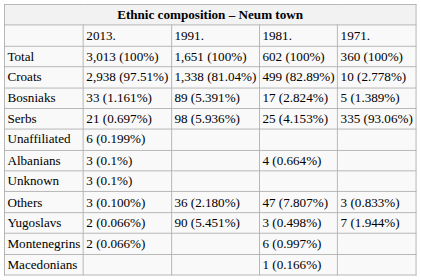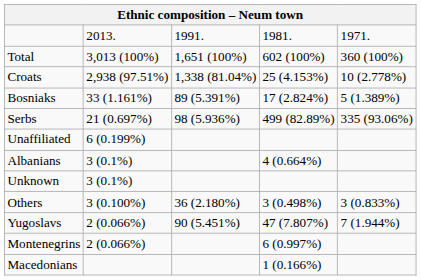(299, 77) 499 (82.89%) -> (295, 77) 25 (4.153%)
(295, 118) 25 (4.153%) -> (299, 118) 499 (82.89%)
(295, 202) 47 (7.807%) -> (292, 202) 3 (0.498%)
(292, 222) 3 (0.498%) -> (295, 222) 47 (7.807%)
